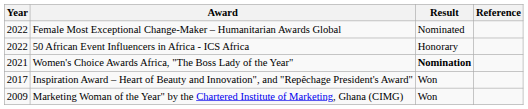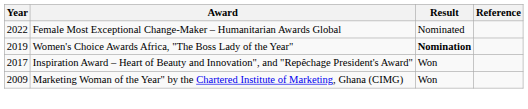- row: (141, 46)
(17, 63) 2021 -> (17, 46) 2019
